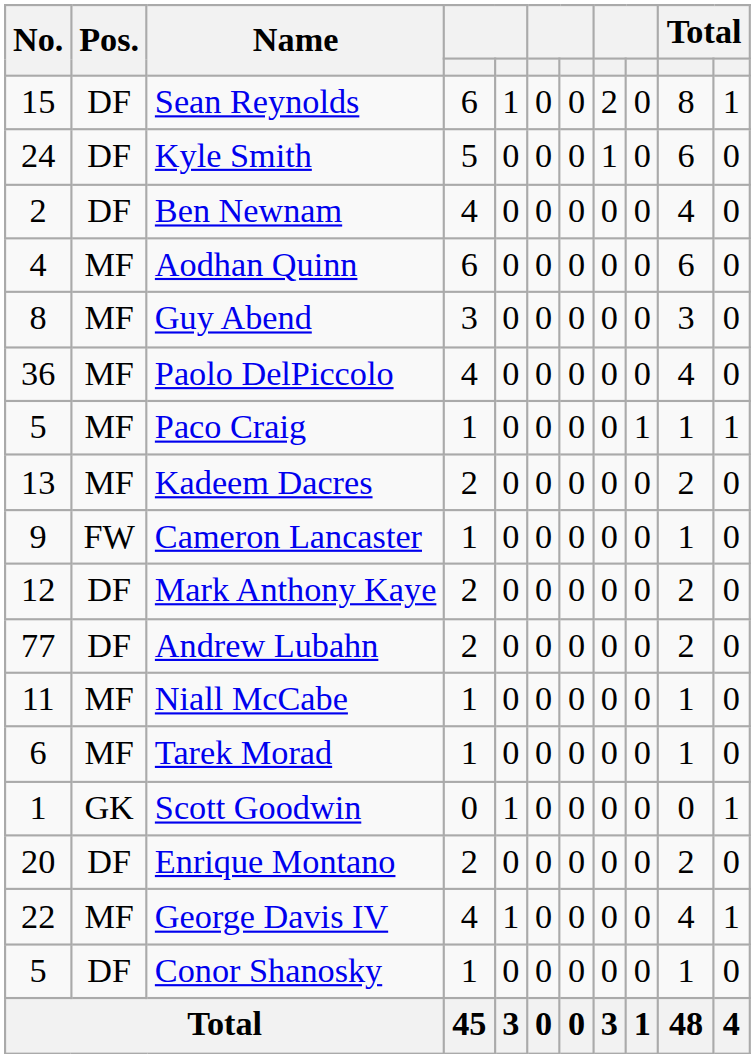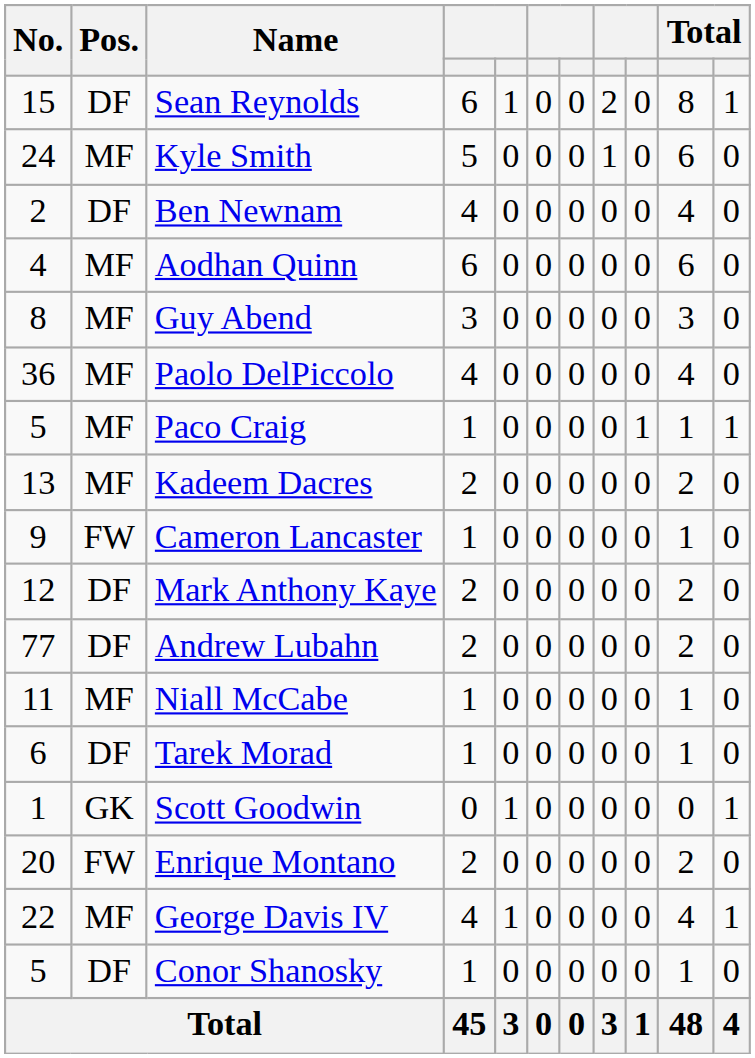(109, 156) DF -> (109, 156) MF
(109, 753) MF -> (109, 753) DF
(109, 861) DF -> (109, 861) FW
